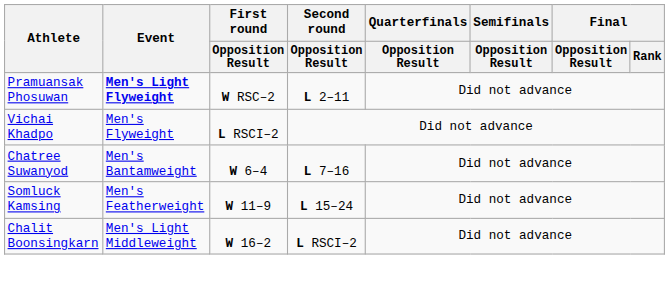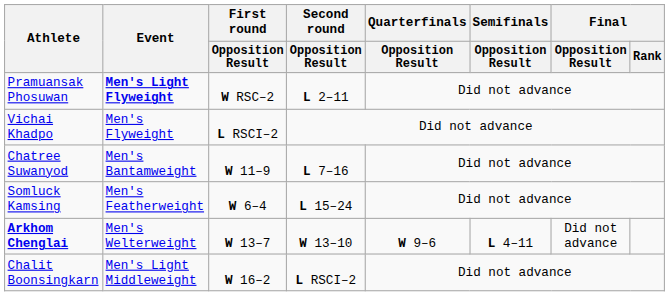(248, 171) W 6–4 -> (248, 171) W 11–9
(248, 207) W 11–9 -> (248, 207) W 6–4
+ row: (38, 236)
